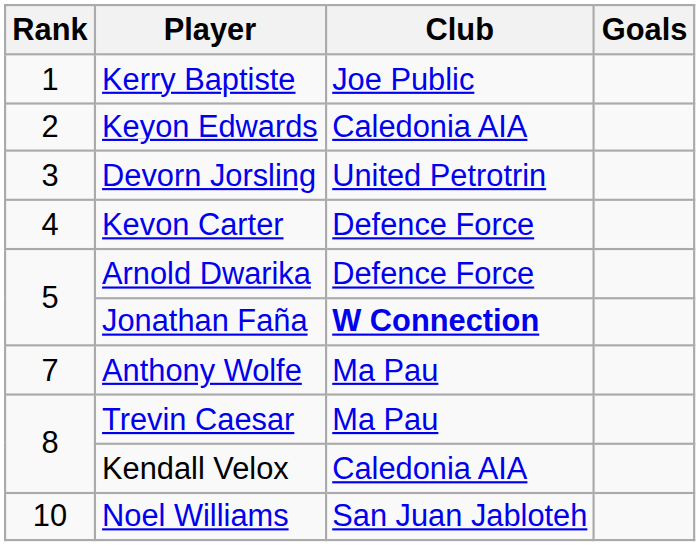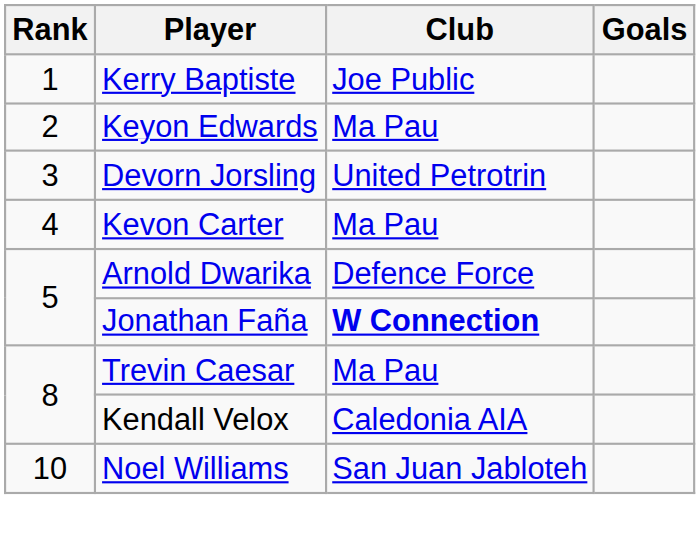(430, 127) Caledonia AIA -> (385, 127) Ma Pau
(433, 225) Defence Force -> (385, 225) Ma Pau
- row: (202, 371)
